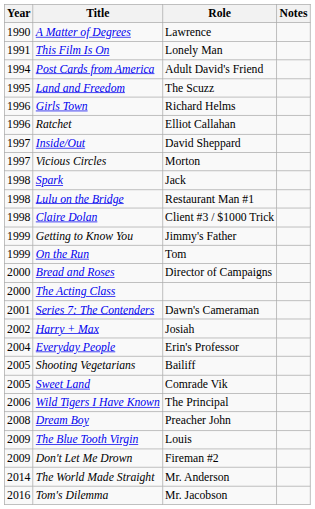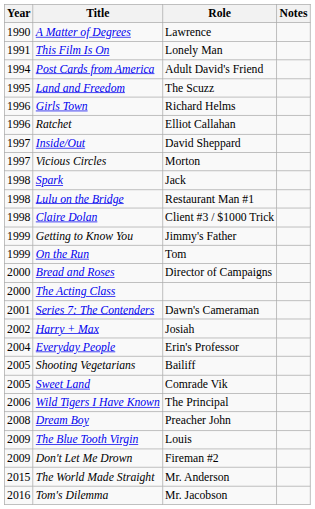(19, 476) 2014 -> (19, 476) 2015
